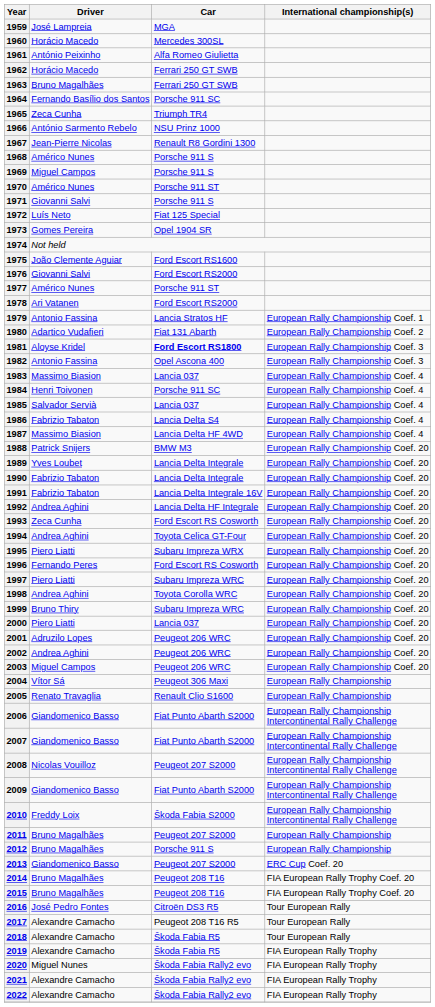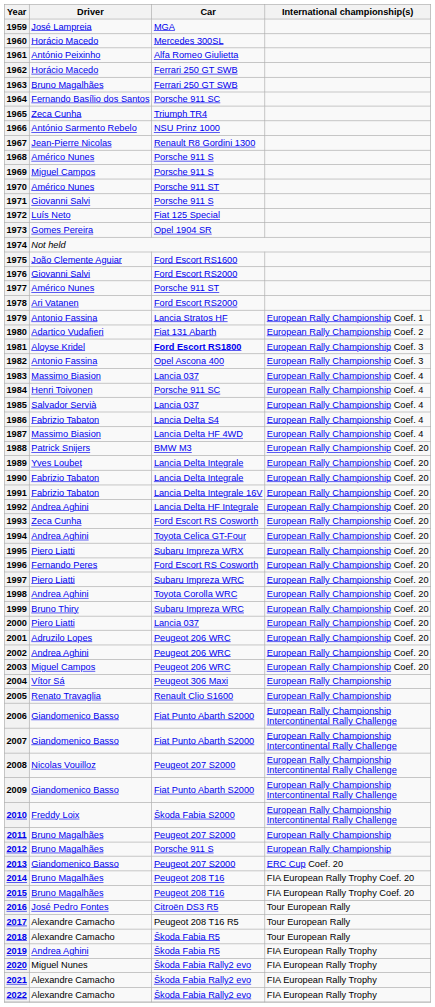(73, 951) Alexandre Camacho -> (60, 951) Andrea Aghini
